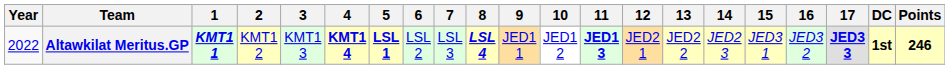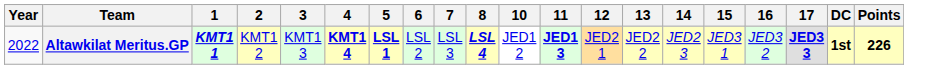- column: (519, 15)
(920, 45) 246 -> (879, 45) 226
